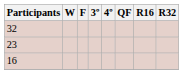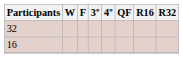- row: (12, 45)
